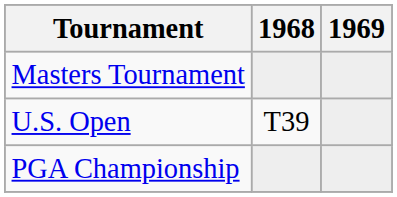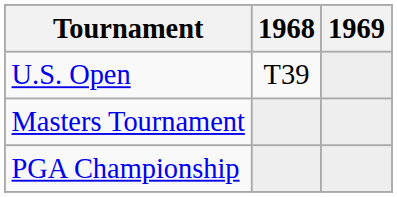rows swapped: (128, 74) <-> (71, 121)
